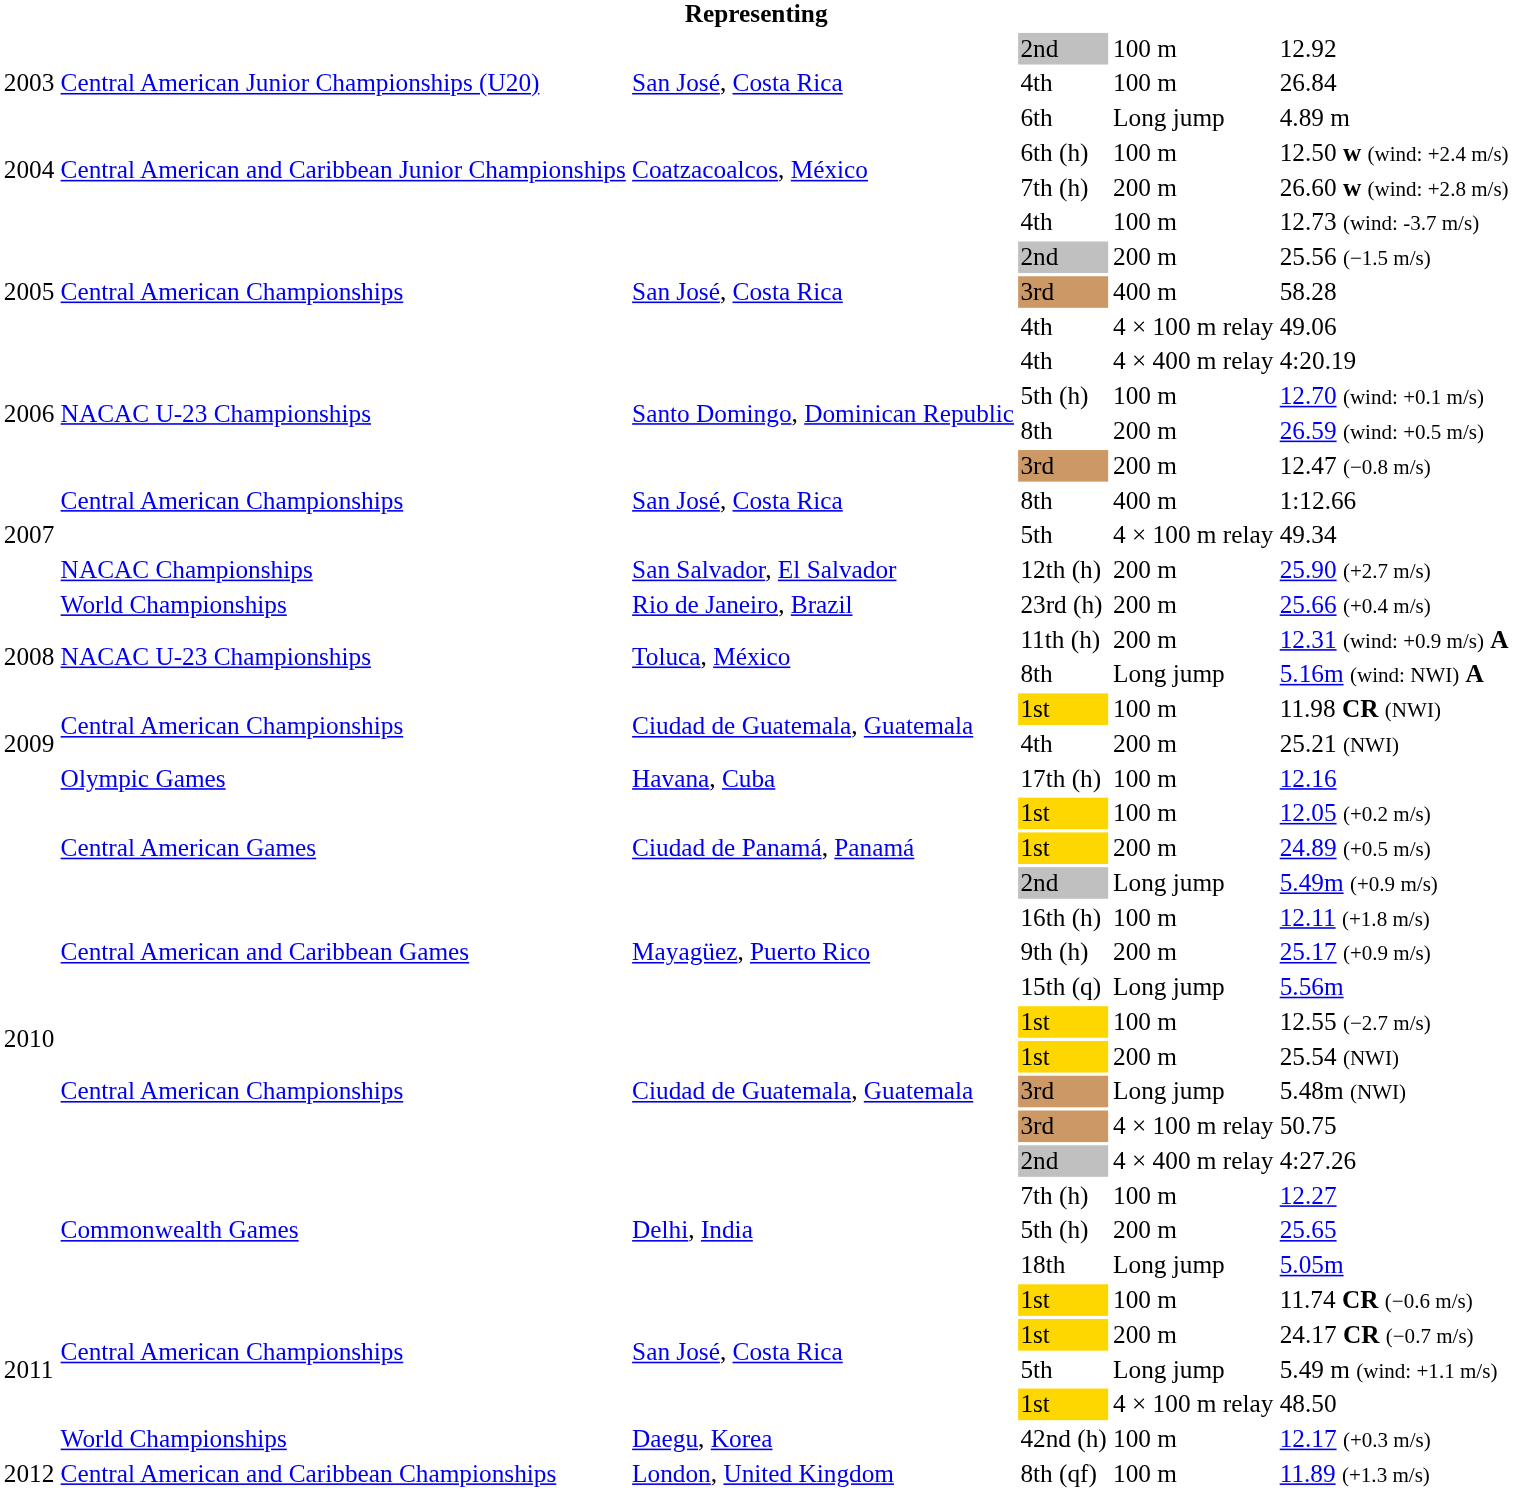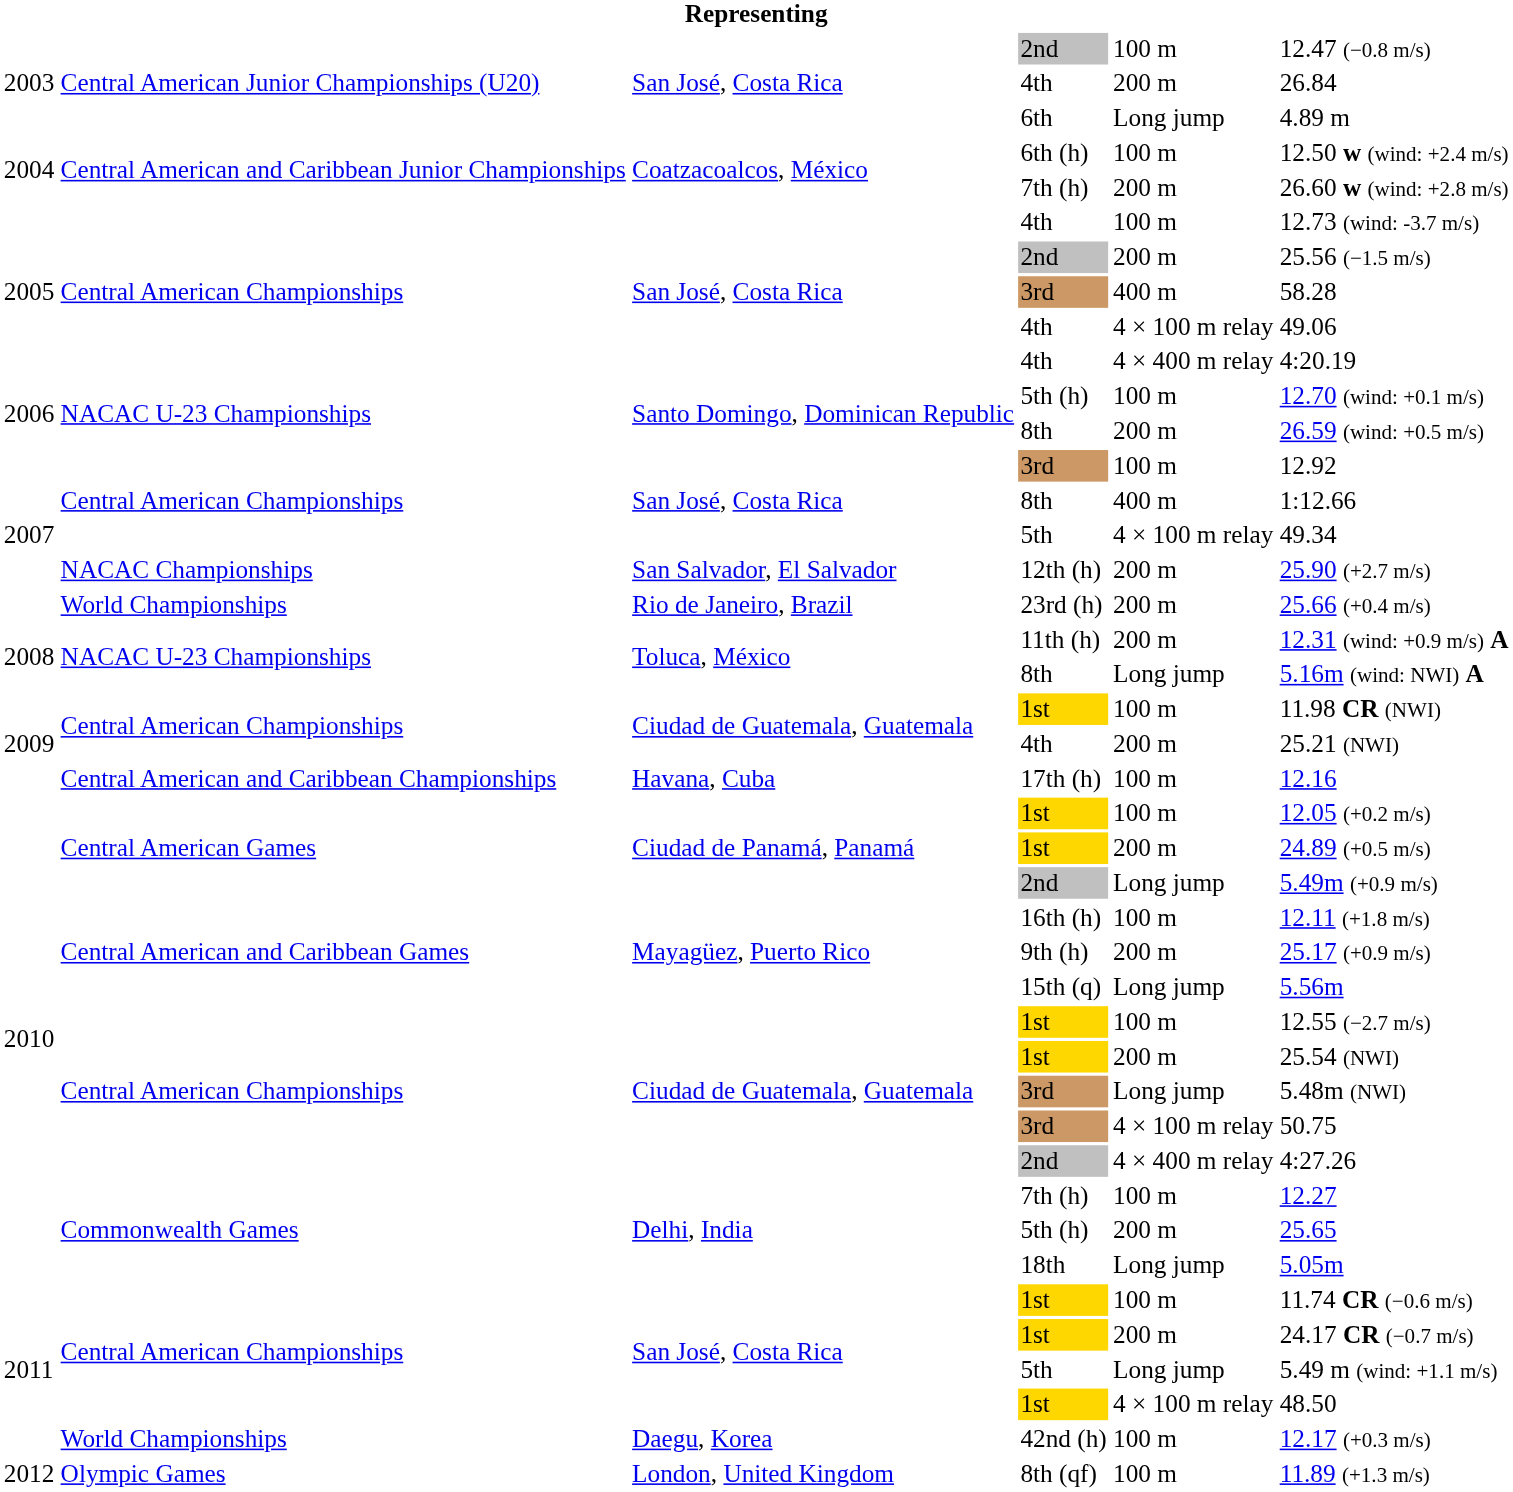(1308, 48) 12.92 -> (1355, 48) 12.47 (−0.8 m/s)
(1145, 83) 100 m -> (1145, 83) 200 m
(1145, 465) 200 m -> (1145, 465) 100 m
(1355, 465) 12.47 (−0.8 m/s) -> (1308, 465) 12.92
(143, 778) Olympic Games -> (308, 778) Central American and Caribbean Championships
(308, 1473) Central American and Caribbean Championships -> (143, 1473) Olympic Games
